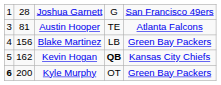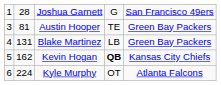(170, 27) Atlanta Falcons -> (170, 27) Green Bay Packers
(24, 42) 156 -> (24, 42) 131
(9, 73) bold -> (9, 73) normal
(24, 73) 200 -> (24, 73) 224
(170, 73) Green Bay Packers -> (170, 73) Atlanta Falcons
